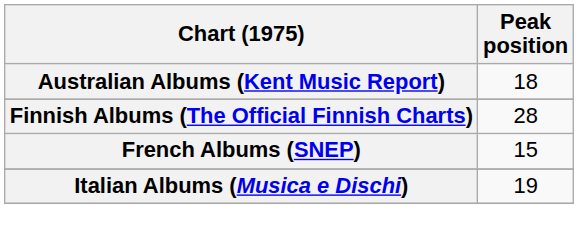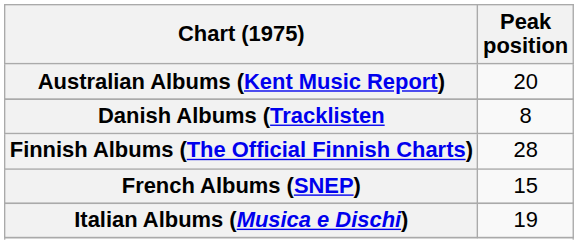(526, 81) 18 -> (526, 81) 20
+ row: (241, 116)
